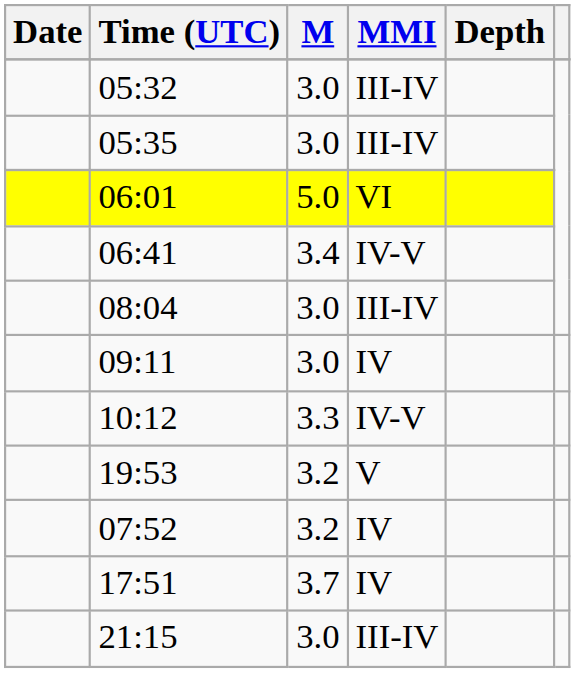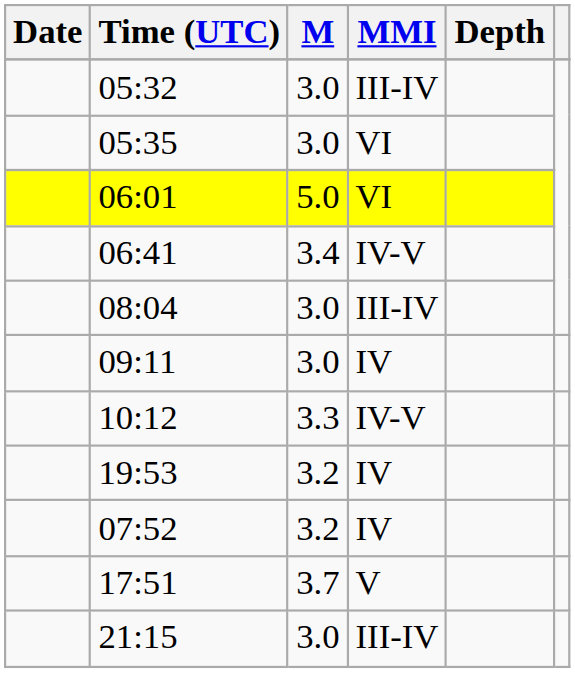(397, 142) III-IV -> (374, 142) VI
(368, 472) V -> (374, 472) IV
(374, 582) IV -> (368, 582) V
